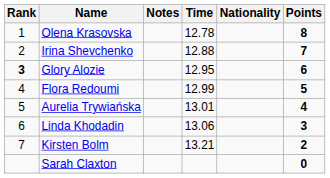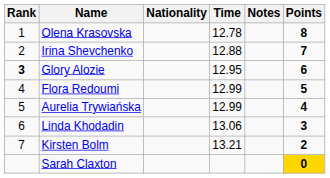columns swapped: (250, 13) <-> (163, 13)
(200, 107) 13.01 -> (227, 107) 12.99
(304, 164) no background -> (304, 164) gold background
